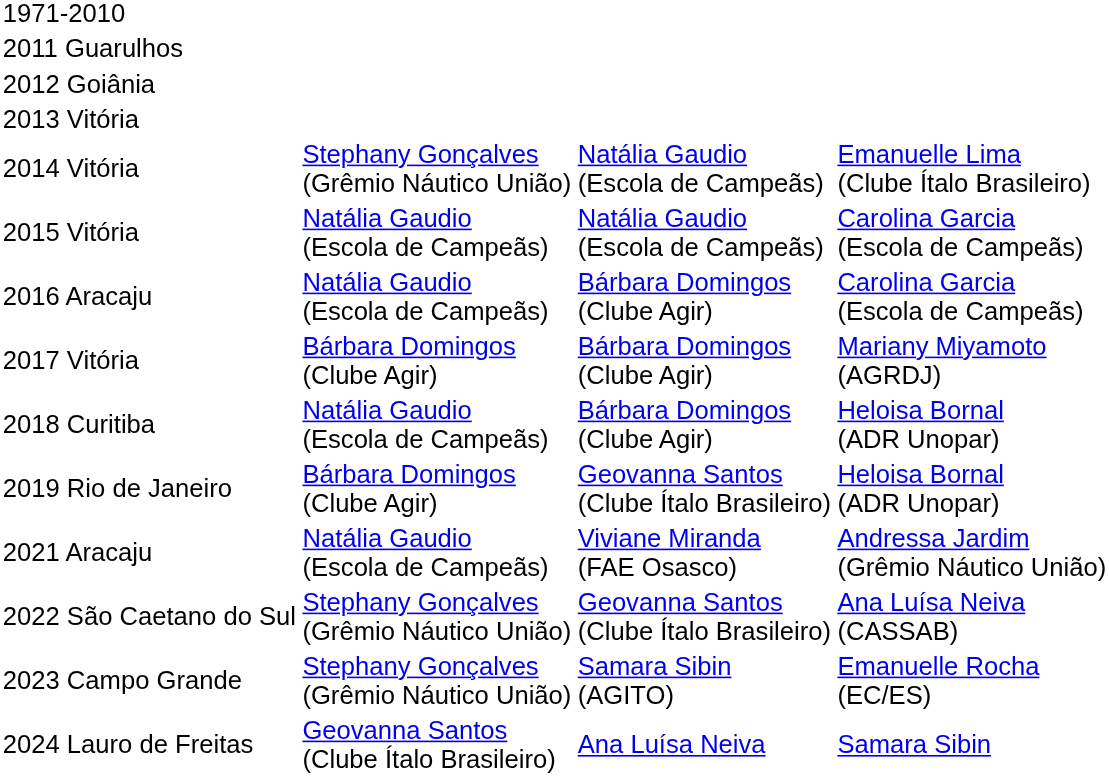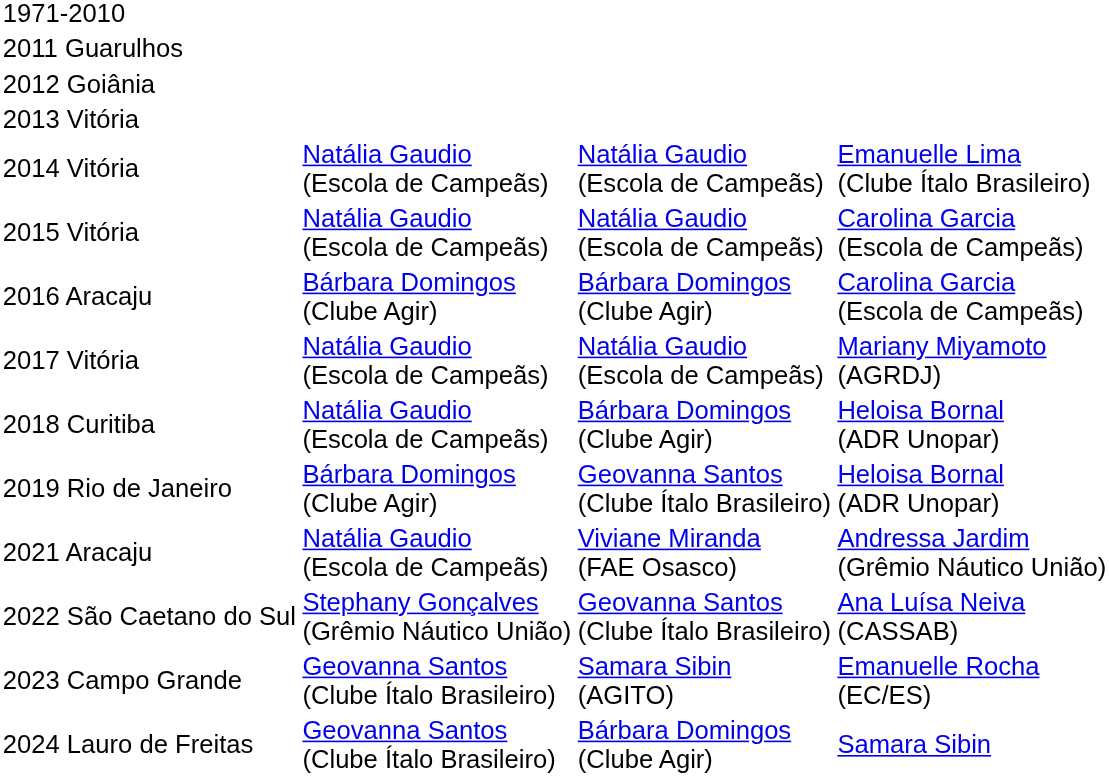(437, 169) Stephany Gonçalves (Grêmio Náutico União) -> (426, 169) Natália Gaudio (Escola de Campeãs)
(426, 297) Natália Gaudio (Escola de Campeãs) -> (409, 297) Bárbara Domingos (Clube Agir)
(409, 361) Bárbara Domingos (Clube Agir) -> (426, 361) Natália Gaudio (Escola de Campeãs)
(684, 361) Bárbara Domingos (Clube Agir) -> (701, 361) Natália Gaudio (Escola de Campeãs)
(437, 681) Stephany Gonçalves (Grêmio Náutico União) -> (429, 681) Geovanna Santos (Clube Ítalo Brasileiro)
(672, 745) Ana Luísa Neiva -> (684, 745) Bárbara Domingos (Clube Agir)
